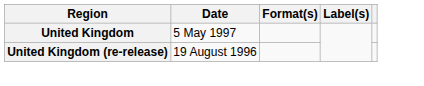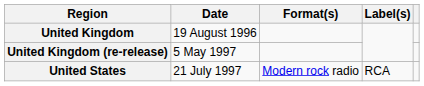(205, 33) 5 May 1997 -> (215, 33) 19 August 1996
(215, 52) 19 August 1996 -> (205, 52) 5 May 1997
+ row: (87, 71)
